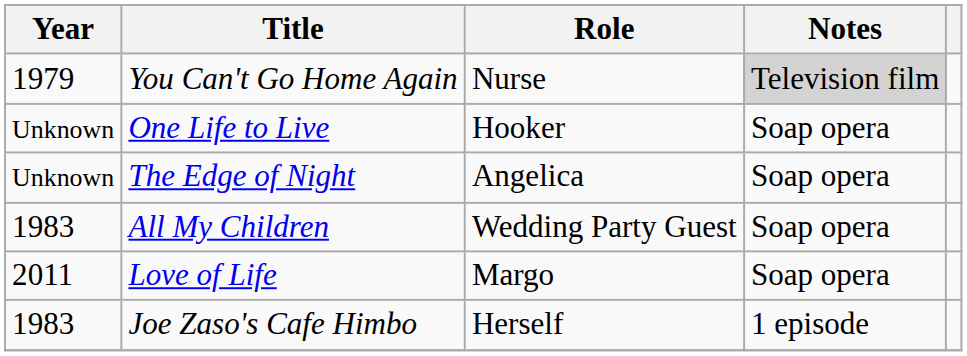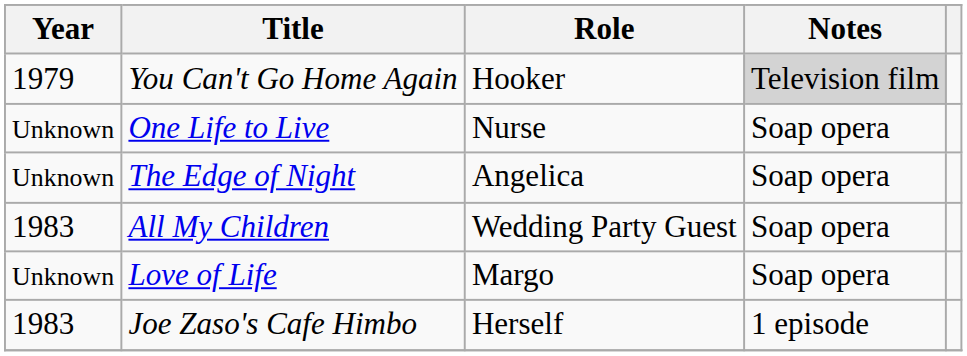(509, 78) Nurse -> (518, 78) Hooker
(518, 127) Hooker -> (509, 127) Nurse
(43, 275) 2011 -> (63, 277) Unknown
